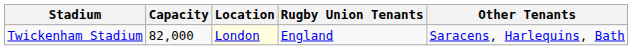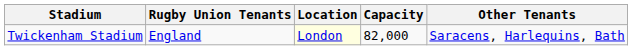columns swapped: (179, 15) <-> (352, 15)
